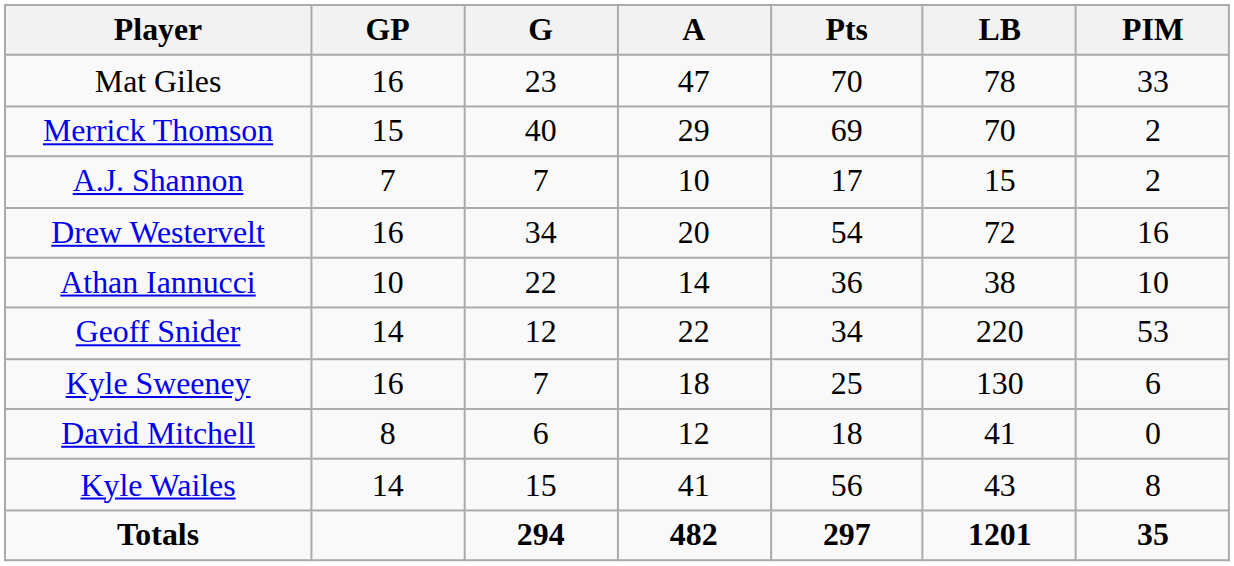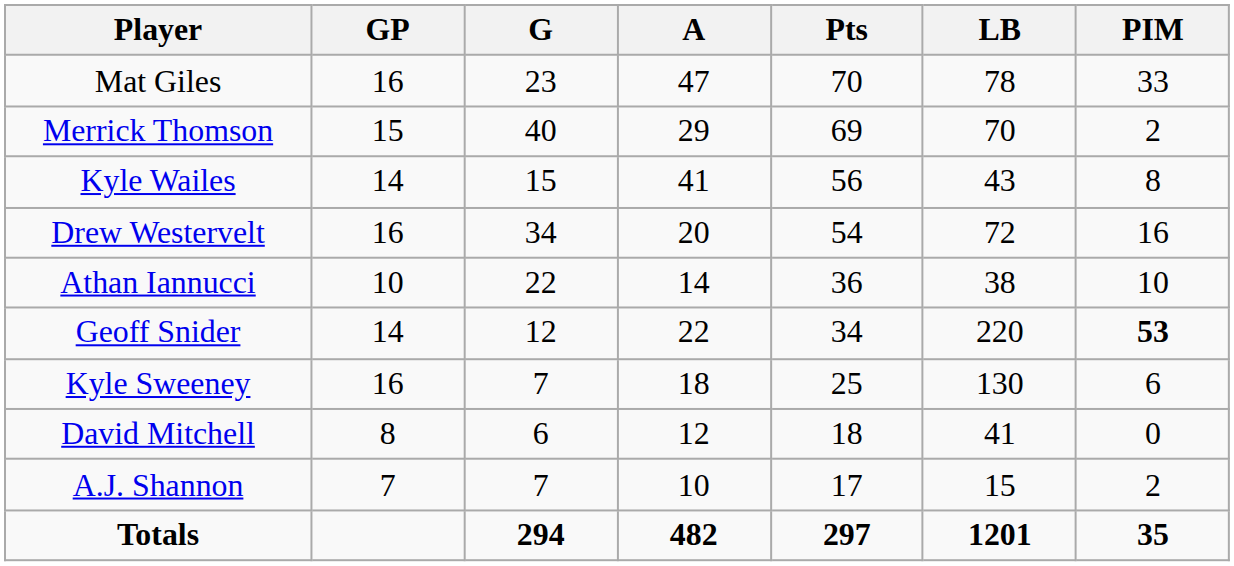rows swapped: (158, 484) <-> (158, 181)
(1153, 332) normal -> (1153, 332) bold
